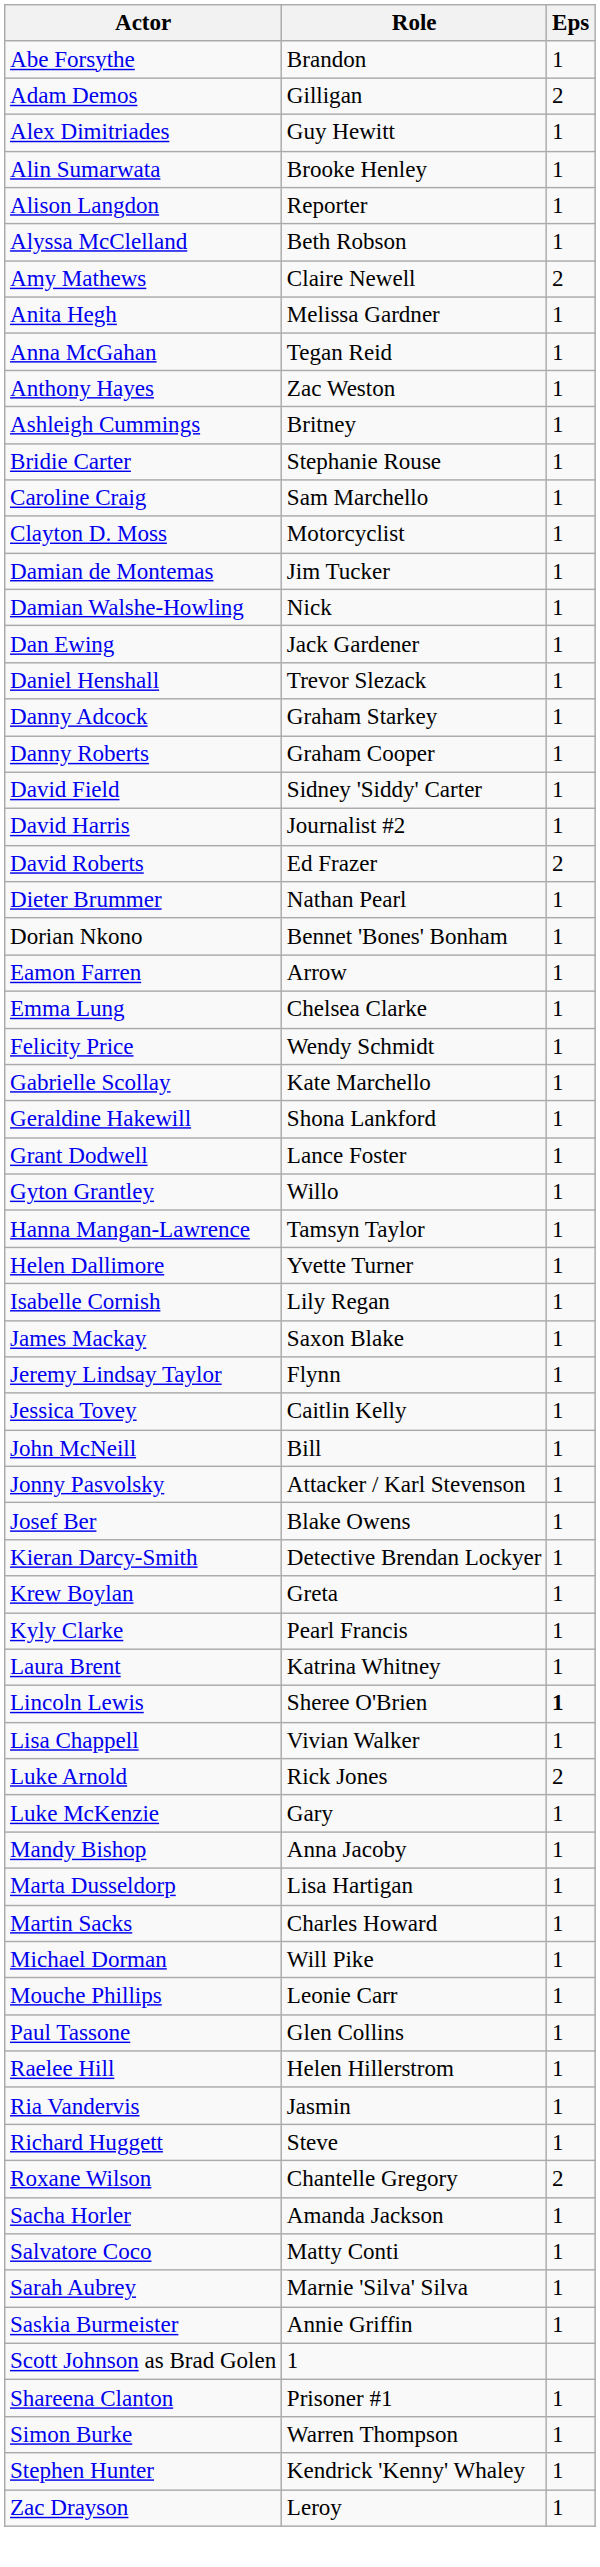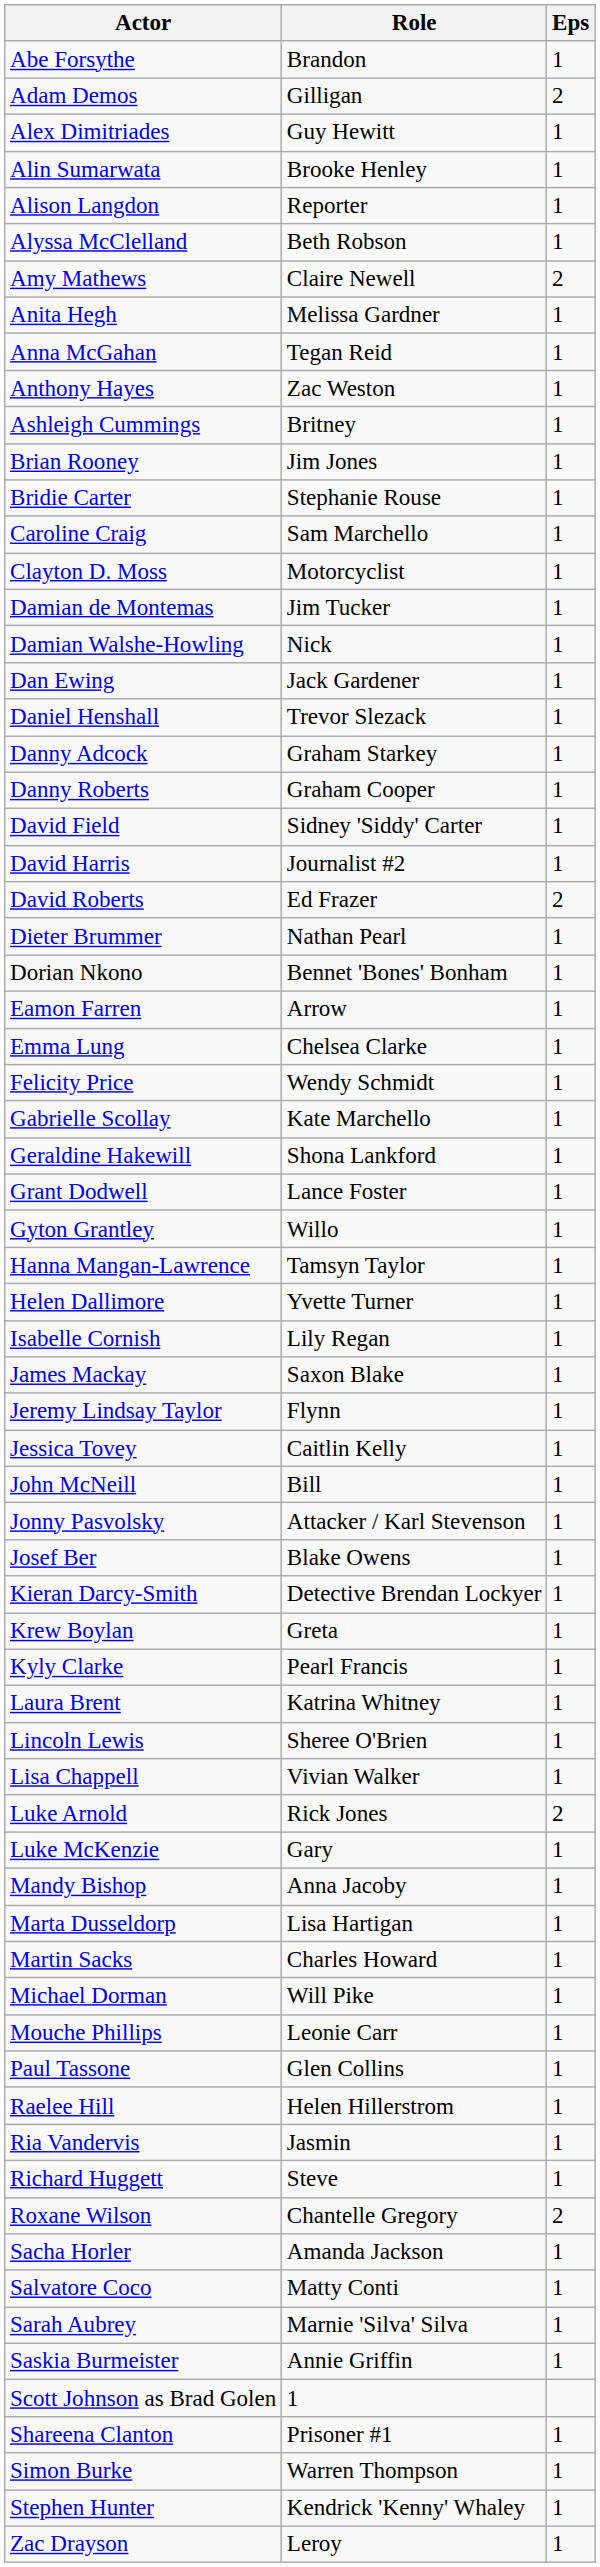+ row: (74, 461)
(558, 1703) bold -> (558, 1740) normal
